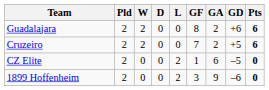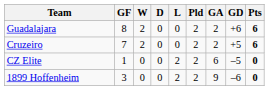columns swapped: (124, 12) <-> (196, 12)
